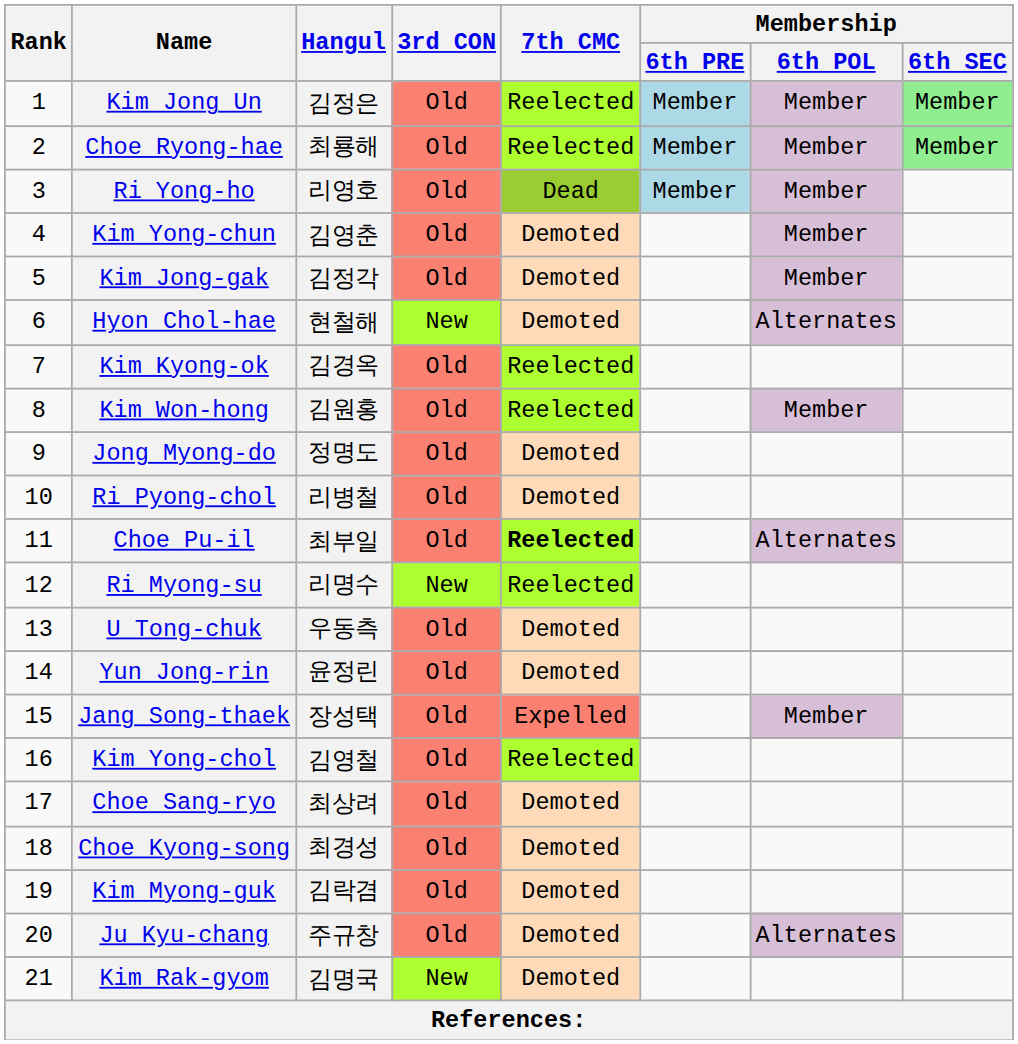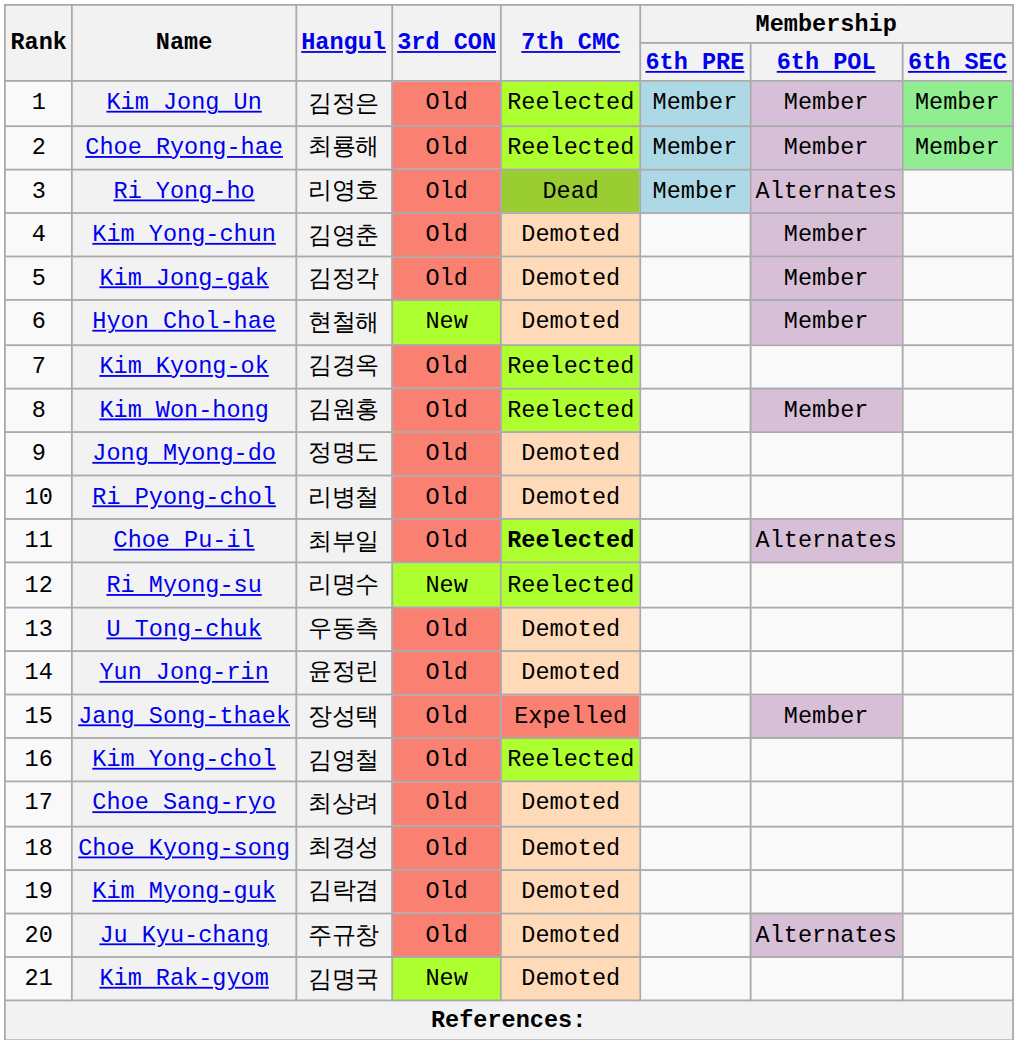(826, 191) Member -> (826, 191) Alternates
(826, 322) Alternates -> (826, 322) Member
